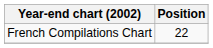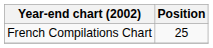(181, 33) 22 -> (181, 33) 25
